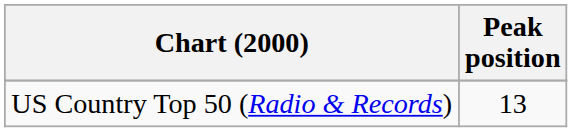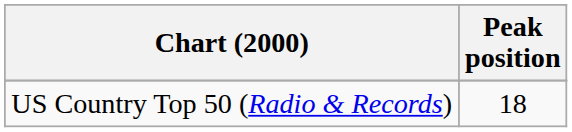(513, 103) 13 -> (513, 103) 18
